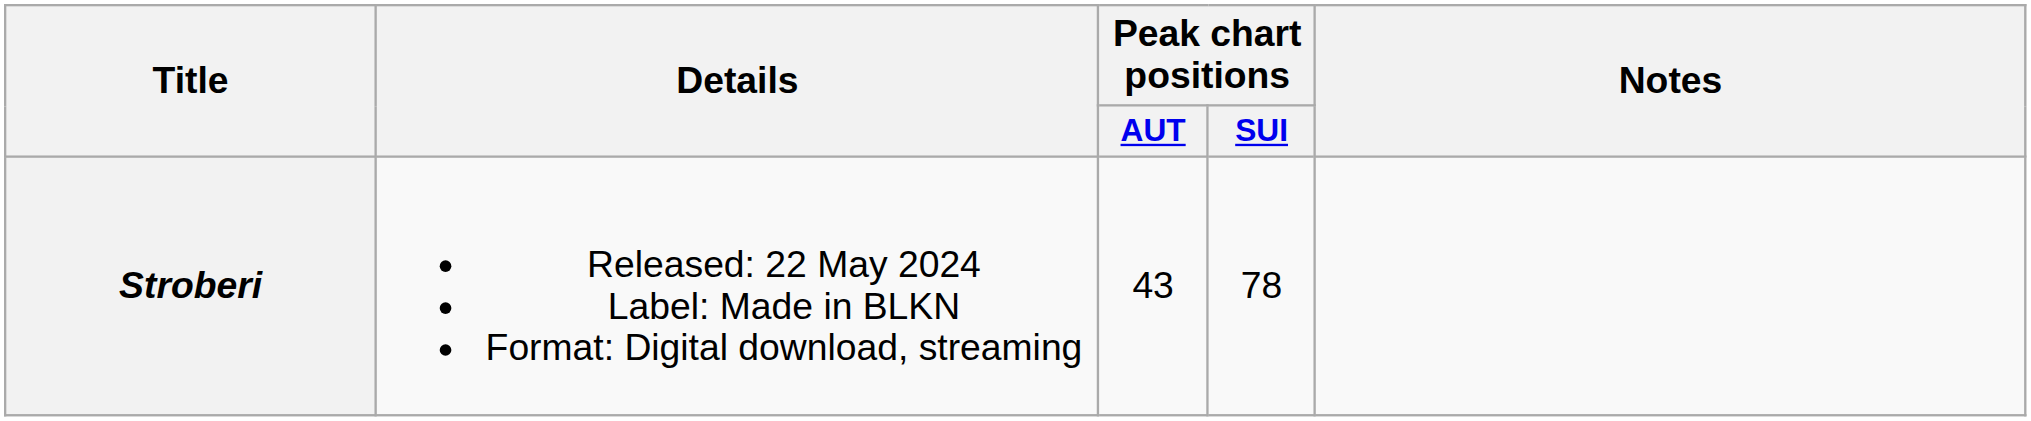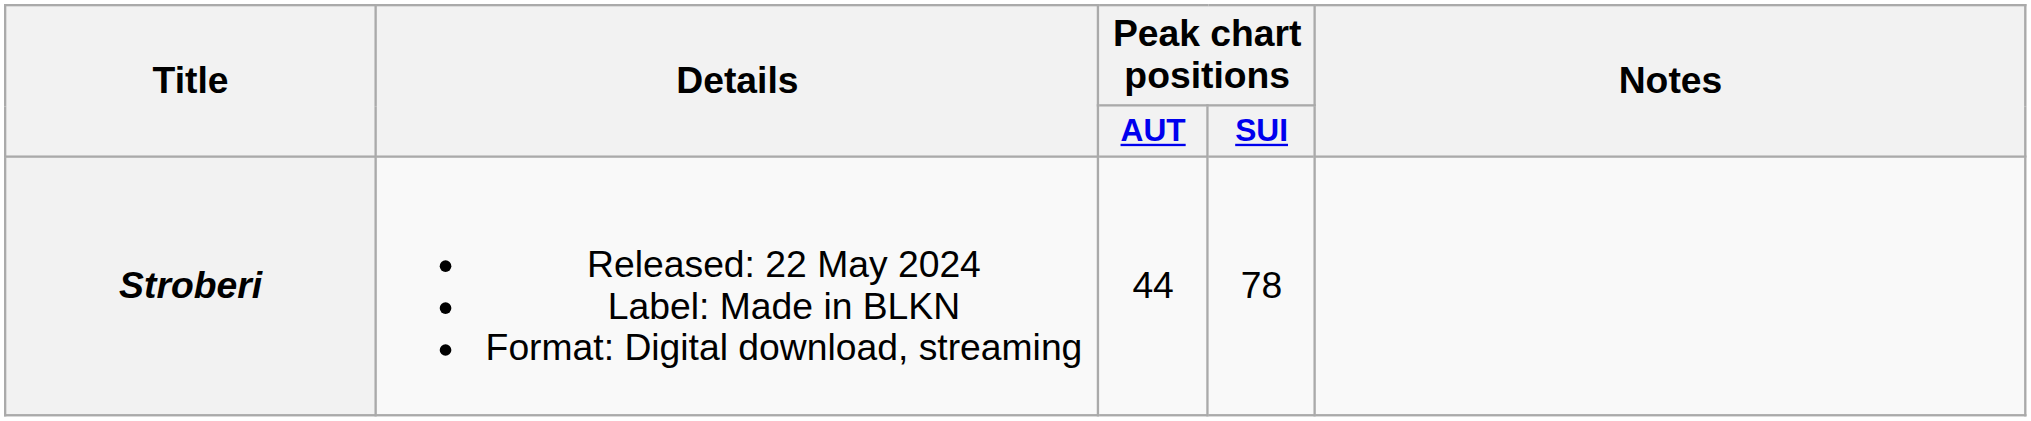(1153, 285) 43 -> (1153, 285) 44
